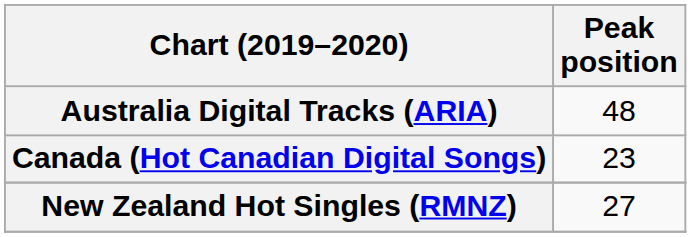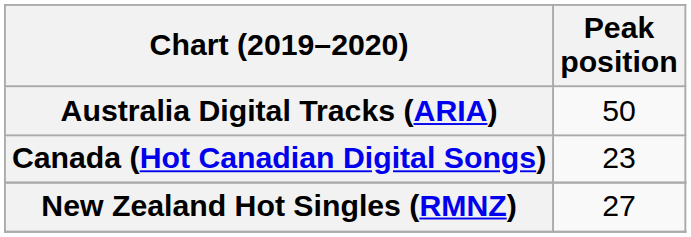(619, 110) 48 -> (619, 110) 50
